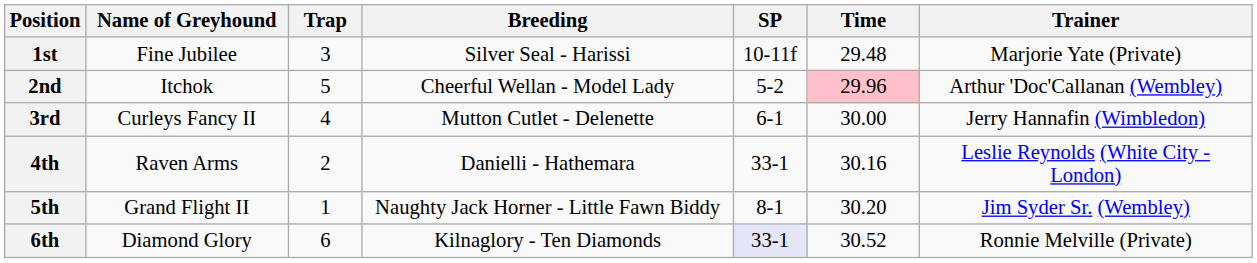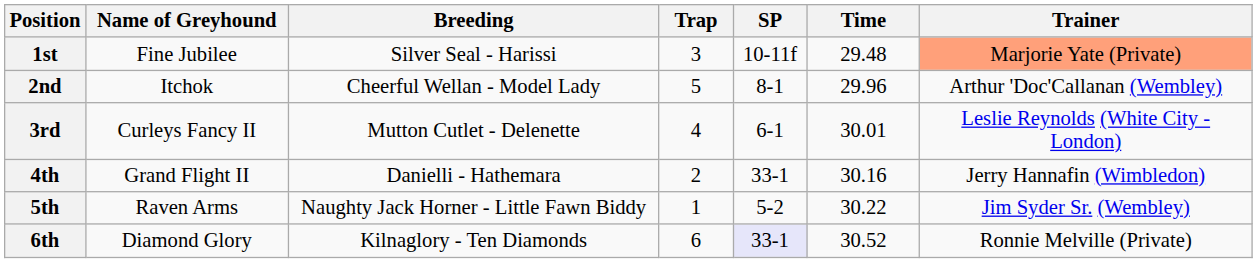columns swapped: (548, 20) <-> (325, 20)
(1086, 53) no background -> (1086, 53) lightsalmon background
(770, 86) 5-2 -> (770, 86) 8-1
(863, 86) pink background -> (863, 86) no background
(863, 119) 30.00 -> (863, 130) 30.01
(1086, 119) Jerry Hannafin (Wimbledon) -> (1086, 130) Leslie Reynolds (White City - London)
(187, 163) Raven Arms -> (187, 175) Grand Flight II
(1086, 163) Leslie Reynolds (White City - London) -> (1086, 175) Jerry Hannafin (Wimbledon)
(187, 207) Grand Flight II -> (187, 207) Raven Arms
(770, 207) 8-1 -> (770, 207) 5-2
(863, 207) 30.20 -> (863, 207) 30.22
